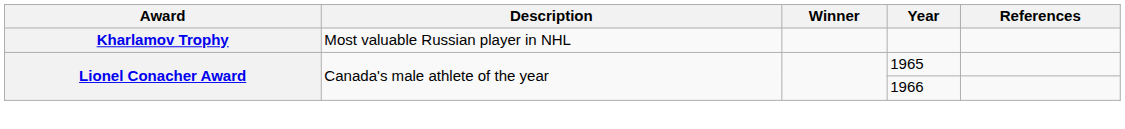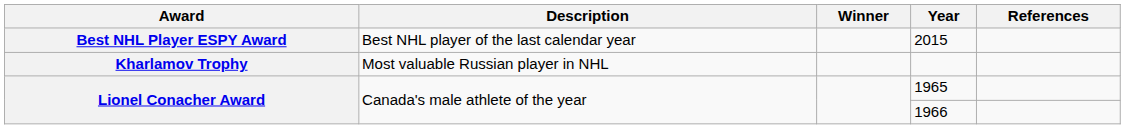+ row: (931, 40)
